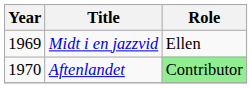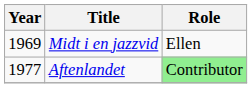(25, 69) 1970 -> (25, 69) 1977
